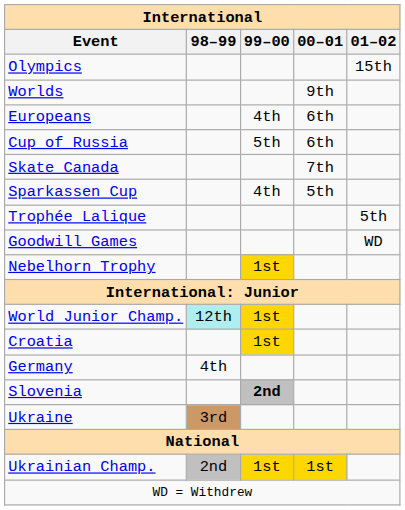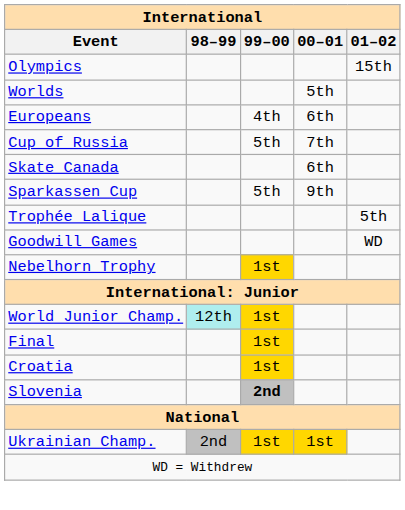(320, 92) 9th -> (320, 92) 5th
(320, 142) 6th -> (320, 142) 7th
(320, 167) 7th -> (320, 167) 6th
(267, 192) 4th -> (267, 192) 5th
(320, 192) 5th -> (320, 192) 9th
+ row: (31, 342)
- row: (40, 367)
- row: (40, 417)
